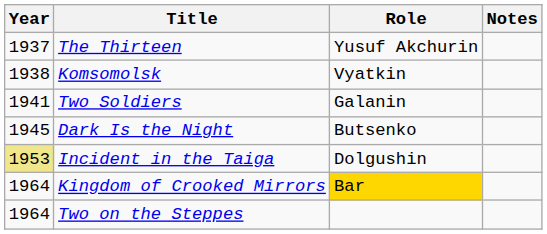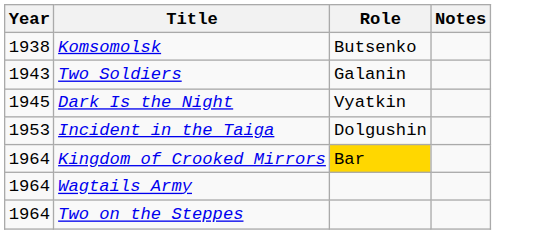- row: (120, 47)
(370, 75) Vyatkin -> (375, 47) Butsenko
(29, 103) 1941 -> (29, 75) 1943
(375, 131) Butsenko -> (370, 103) Vyatkin
(29, 158) khaki background -> (29, 131) no background
+ row: (125, 186)
